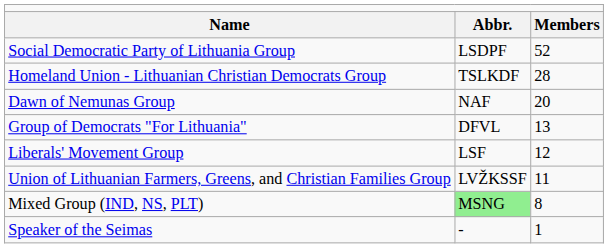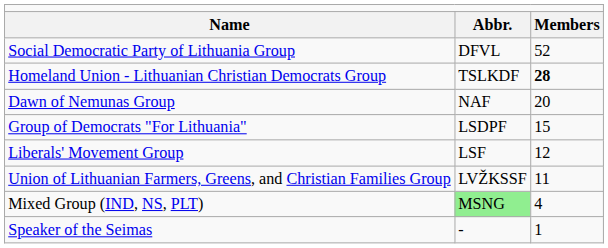(482, 50) LSDPF -> (479, 50) DFVL
(542, 76) normal -> (542, 76) bold
(479, 127) DFVL -> (482, 127) LSDPF
(542, 127) 13 -> (542, 127) 15
(538, 204) 8 -> (538, 204) 4
